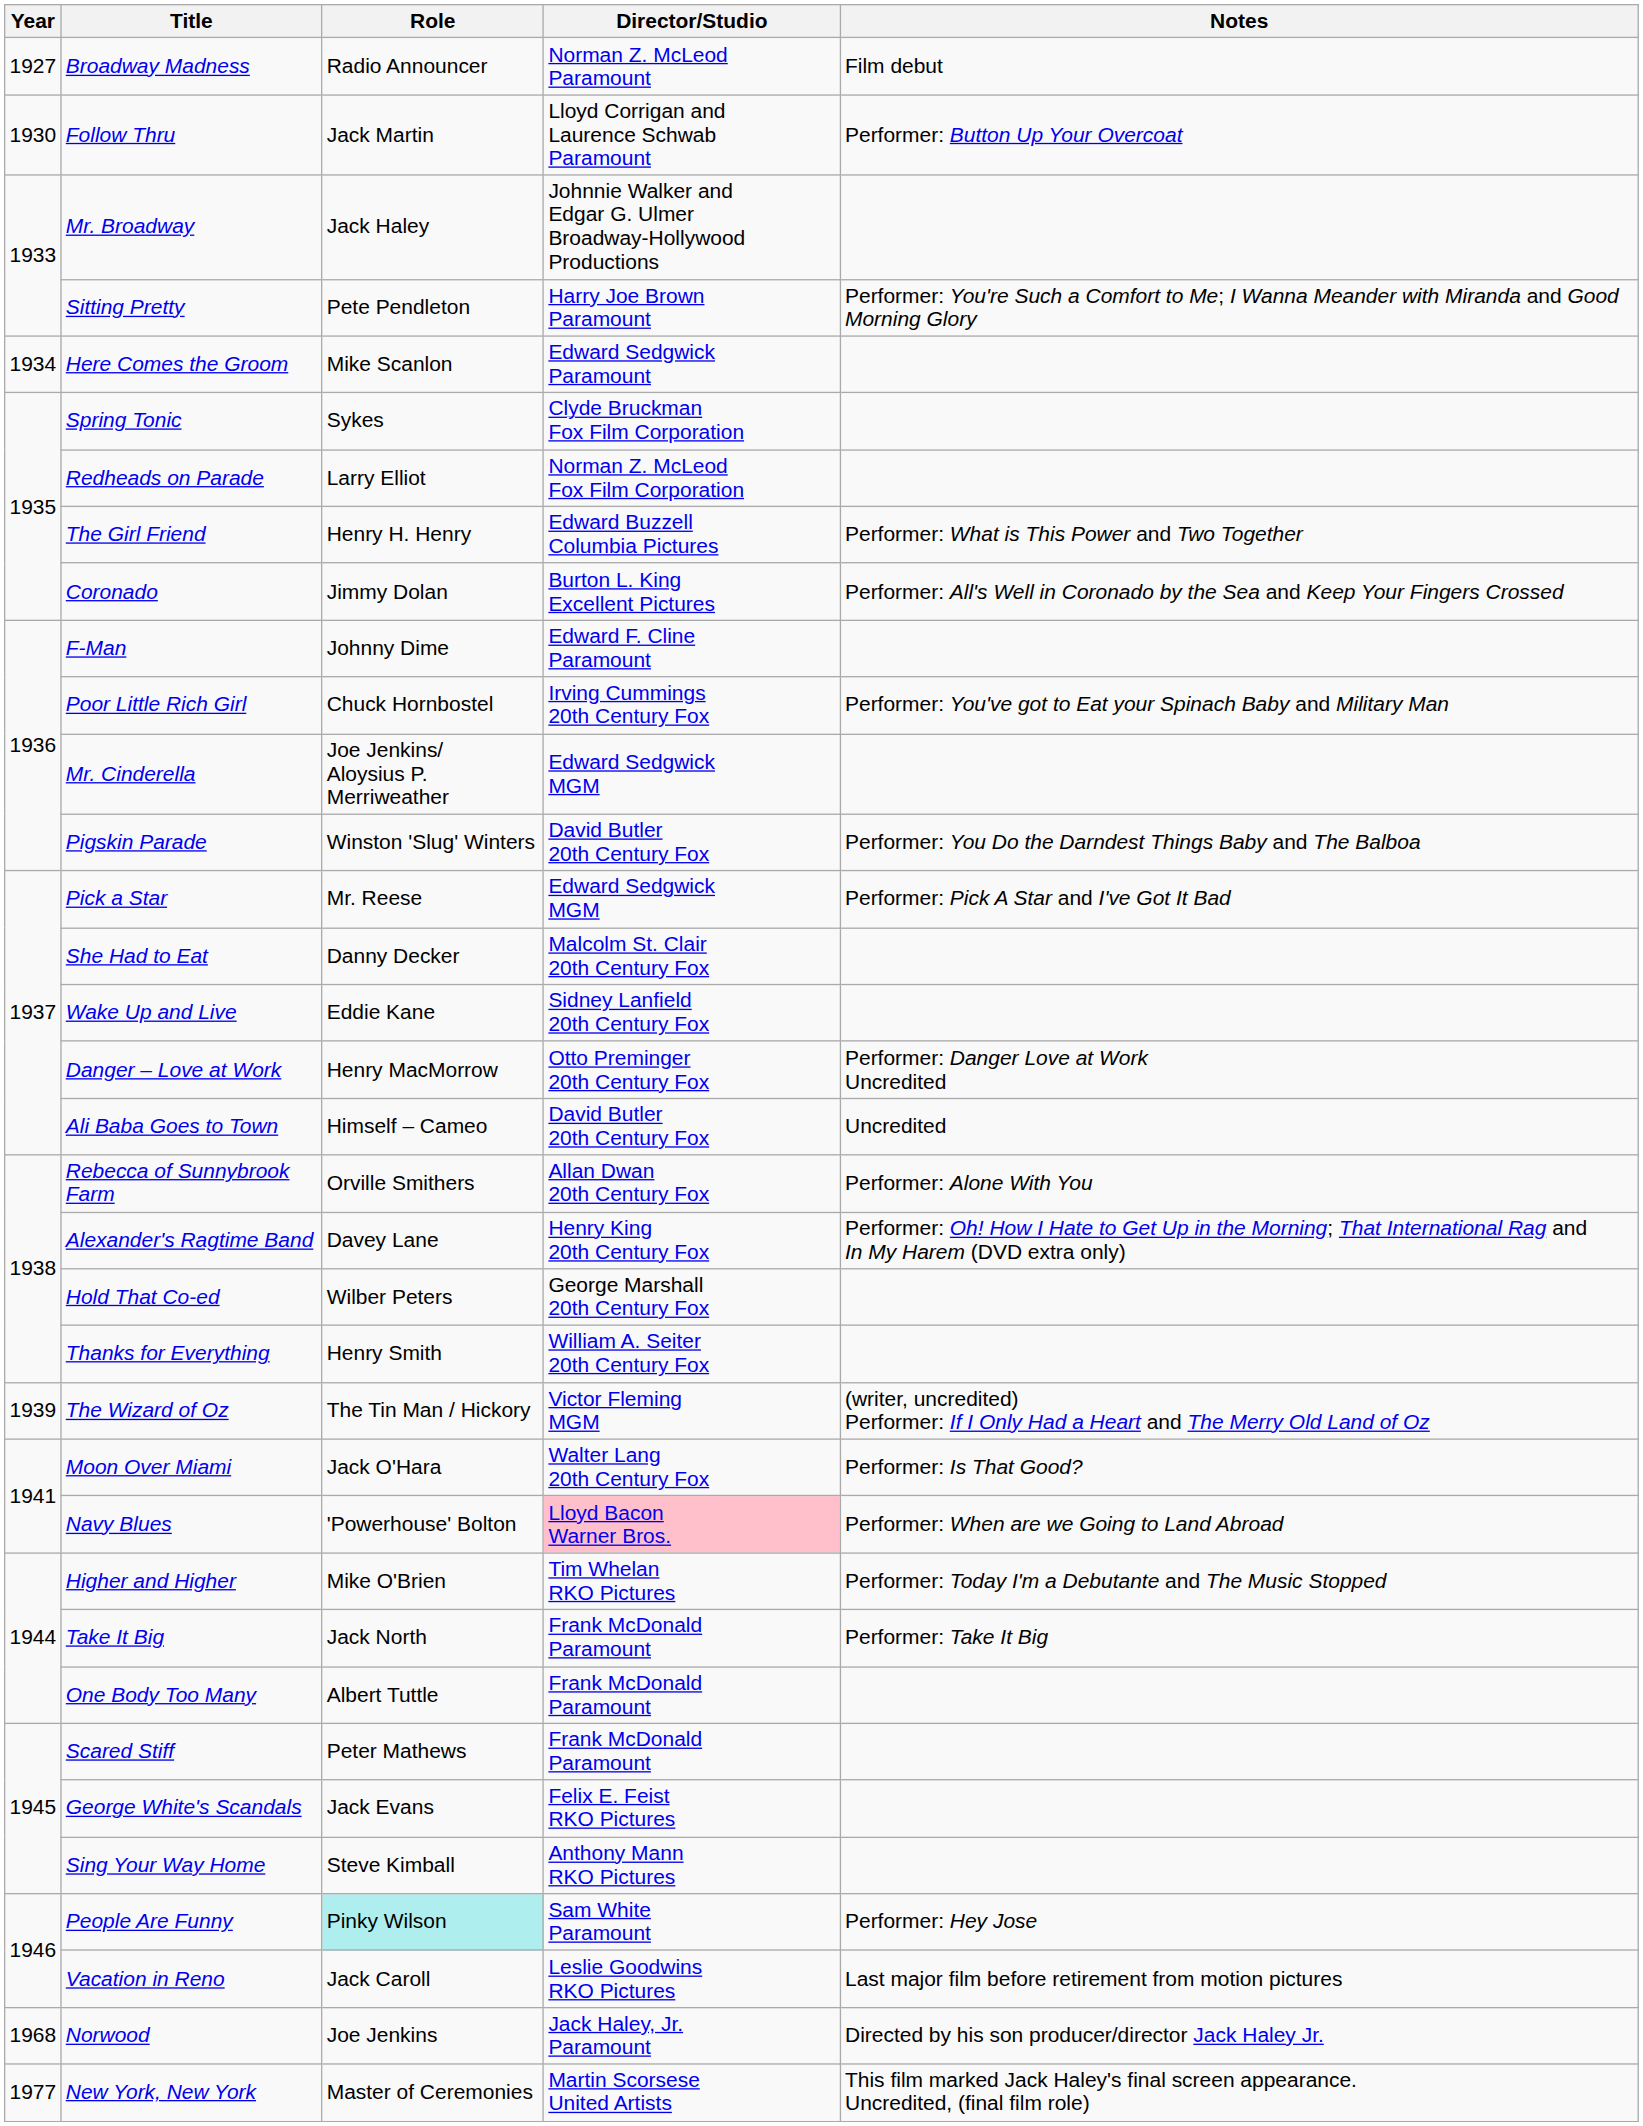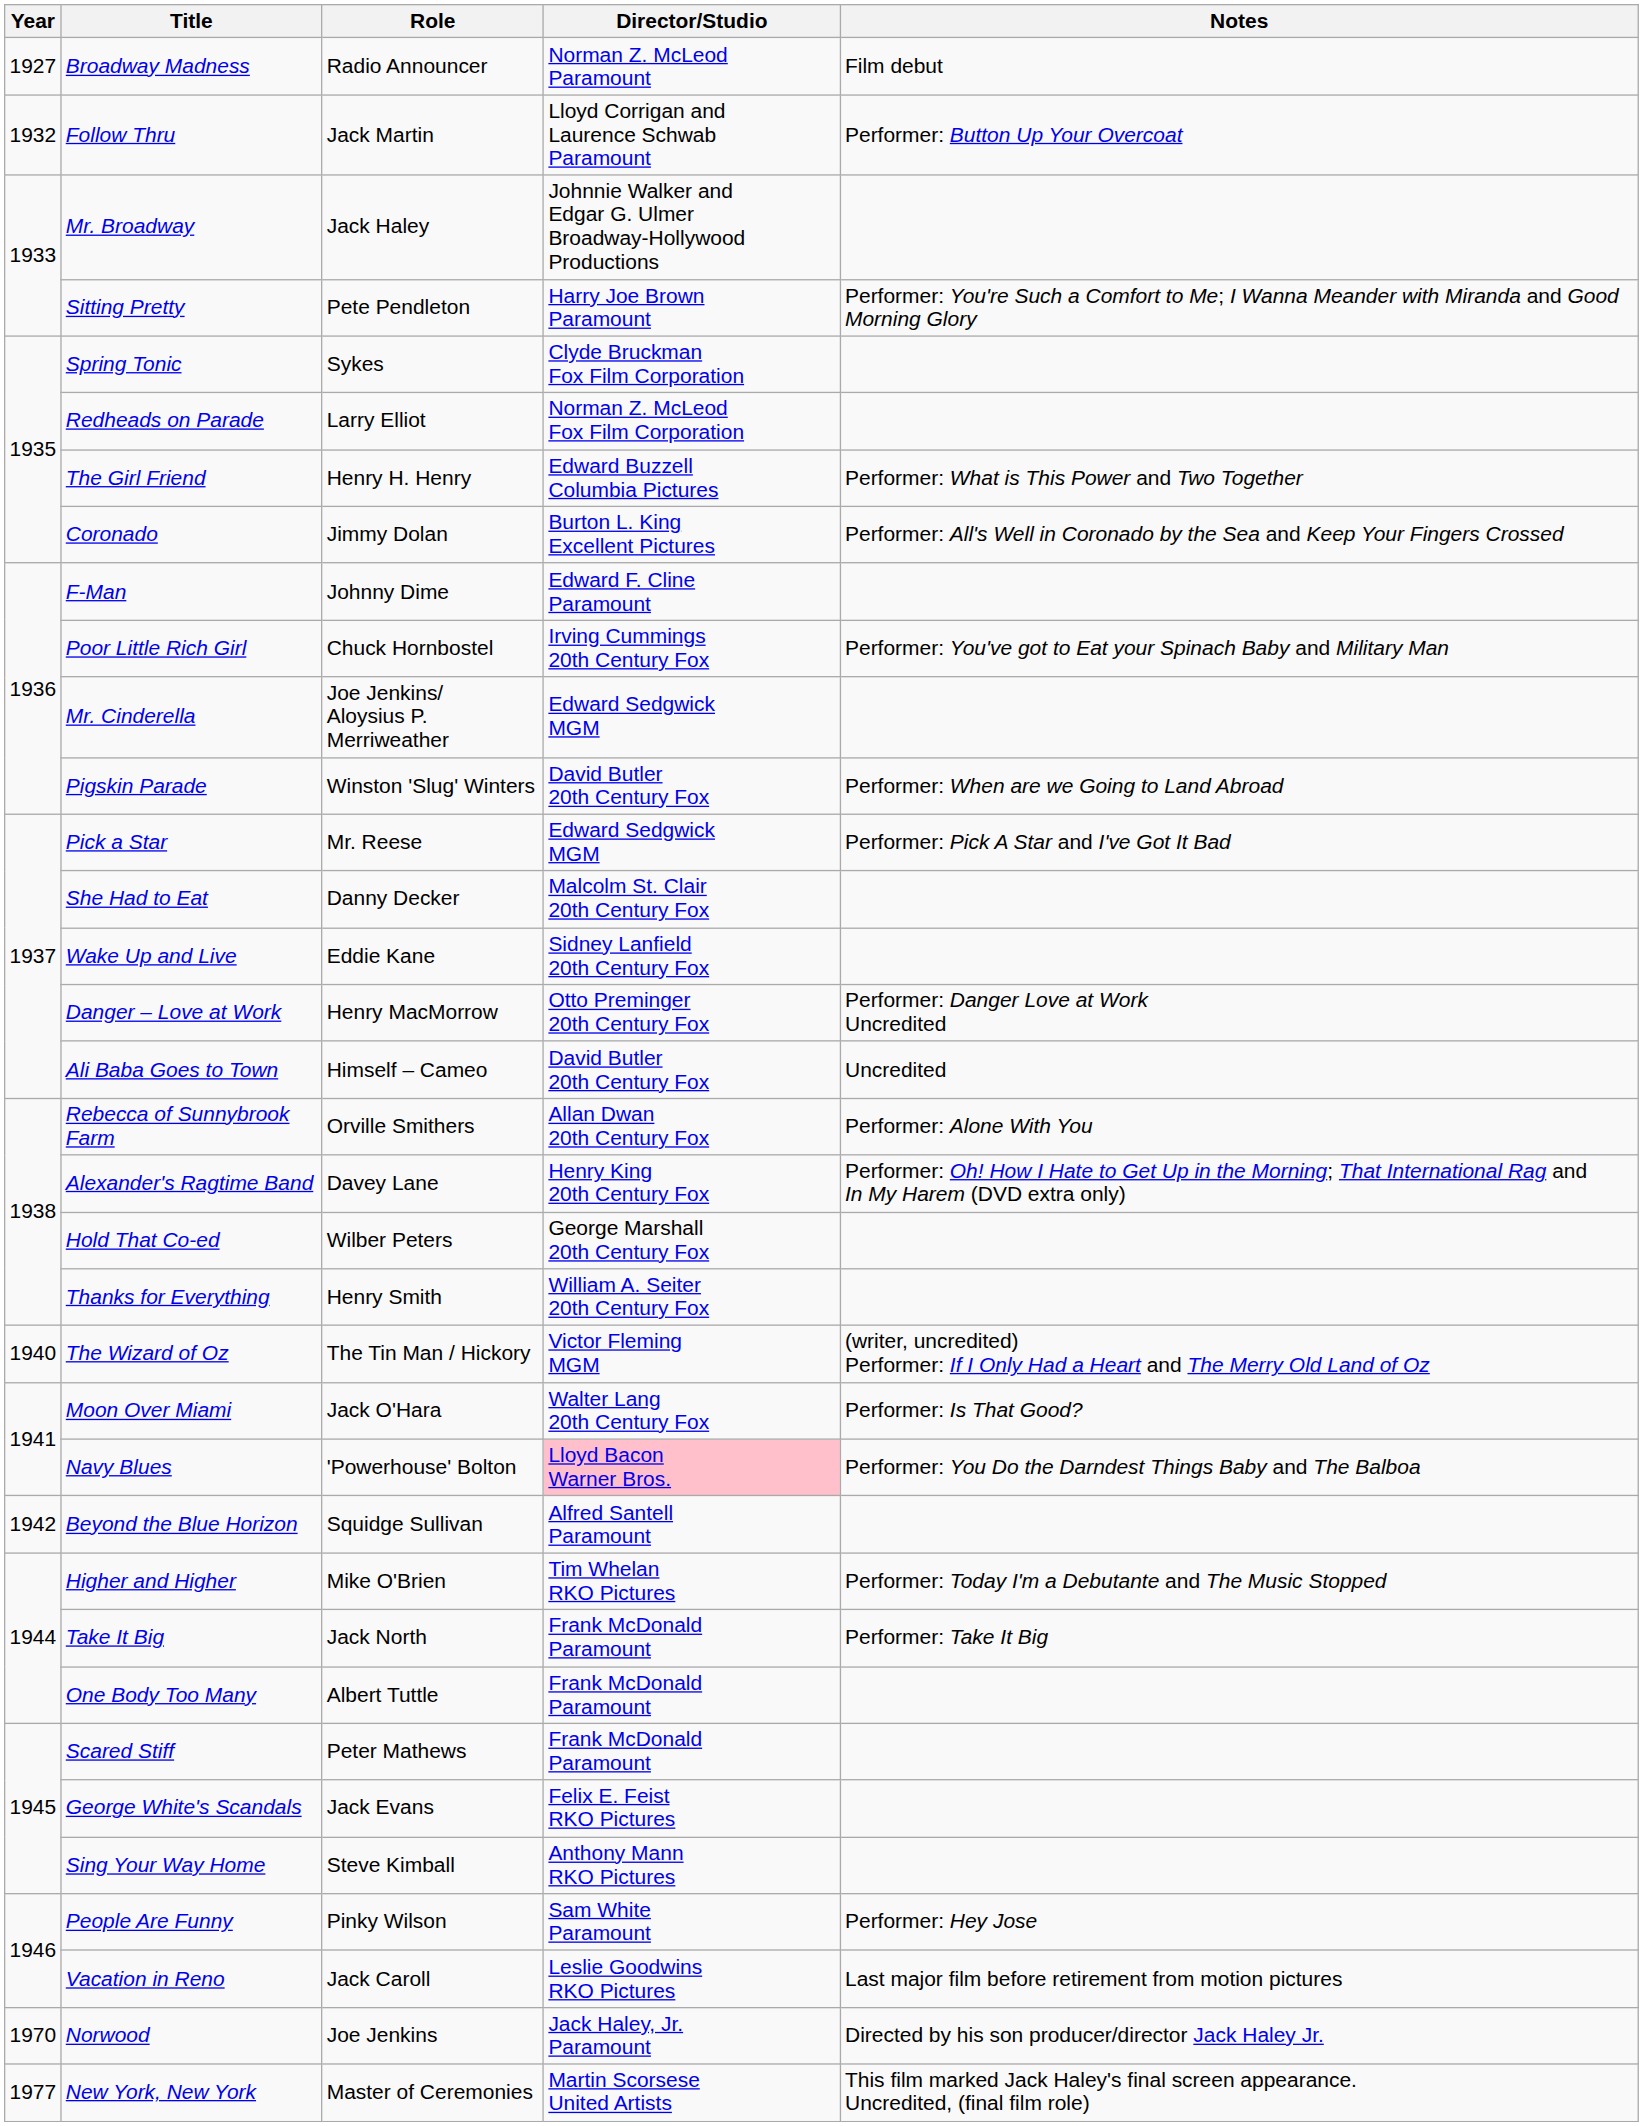(33, 134) 1930 -> (33, 134) 1932
- row: (177, 364)
(1133, 842) Performer: You Do the Darndest Things Baby and The Balboa -> (1064, 785) Performer: When are we Going to Land Abroad
(33, 1410) 1939 -> (33, 1353) 1940
(1064, 1524) Performer: When are we Going to Land Abroad -> (1133, 1467) Performer: You Do the Darndest Things Baby and The Balboa
+ row: (182, 1524)
(387, 1921) paleturquoise background -> (387, 1921) no background
(33, 2035) 1968 -> (33, 2035) 1970
